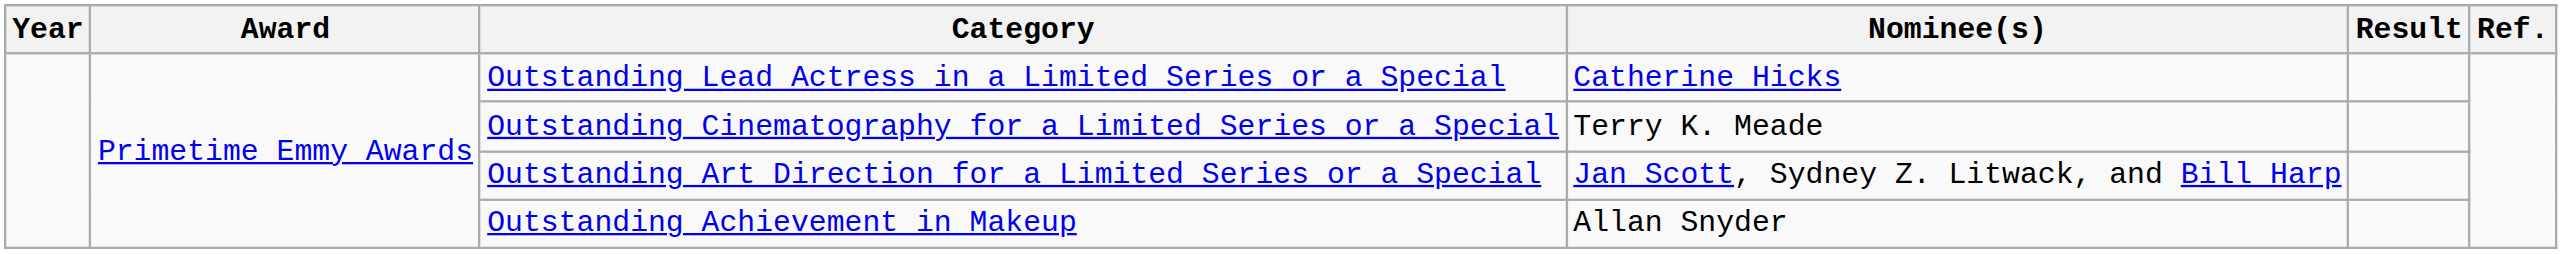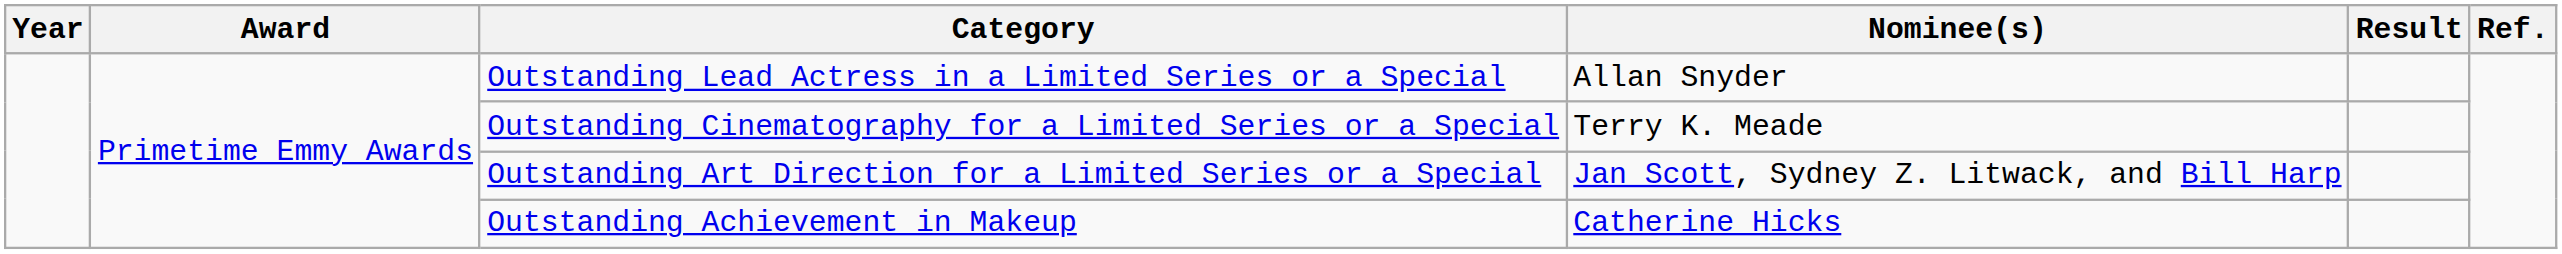(1707, 78) Catherine Hicks -> (1680, 78) Allan Snyder
(1680, 223) Allan Snyder -> (1707, 223) Catherine Hicks
